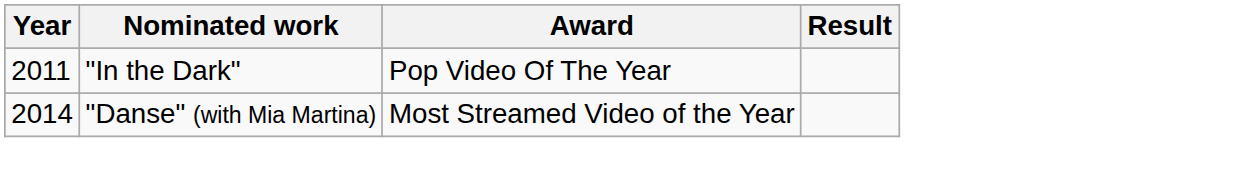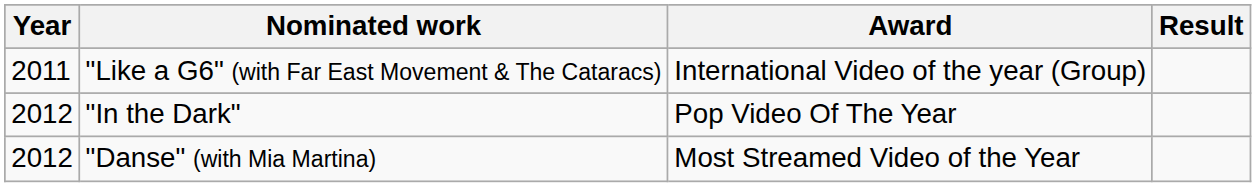+ row: (374, 70)
(41, 70) 2011 -> (42, 114) 2012
(42, 114) 2014 -> (42, 158) 2012
